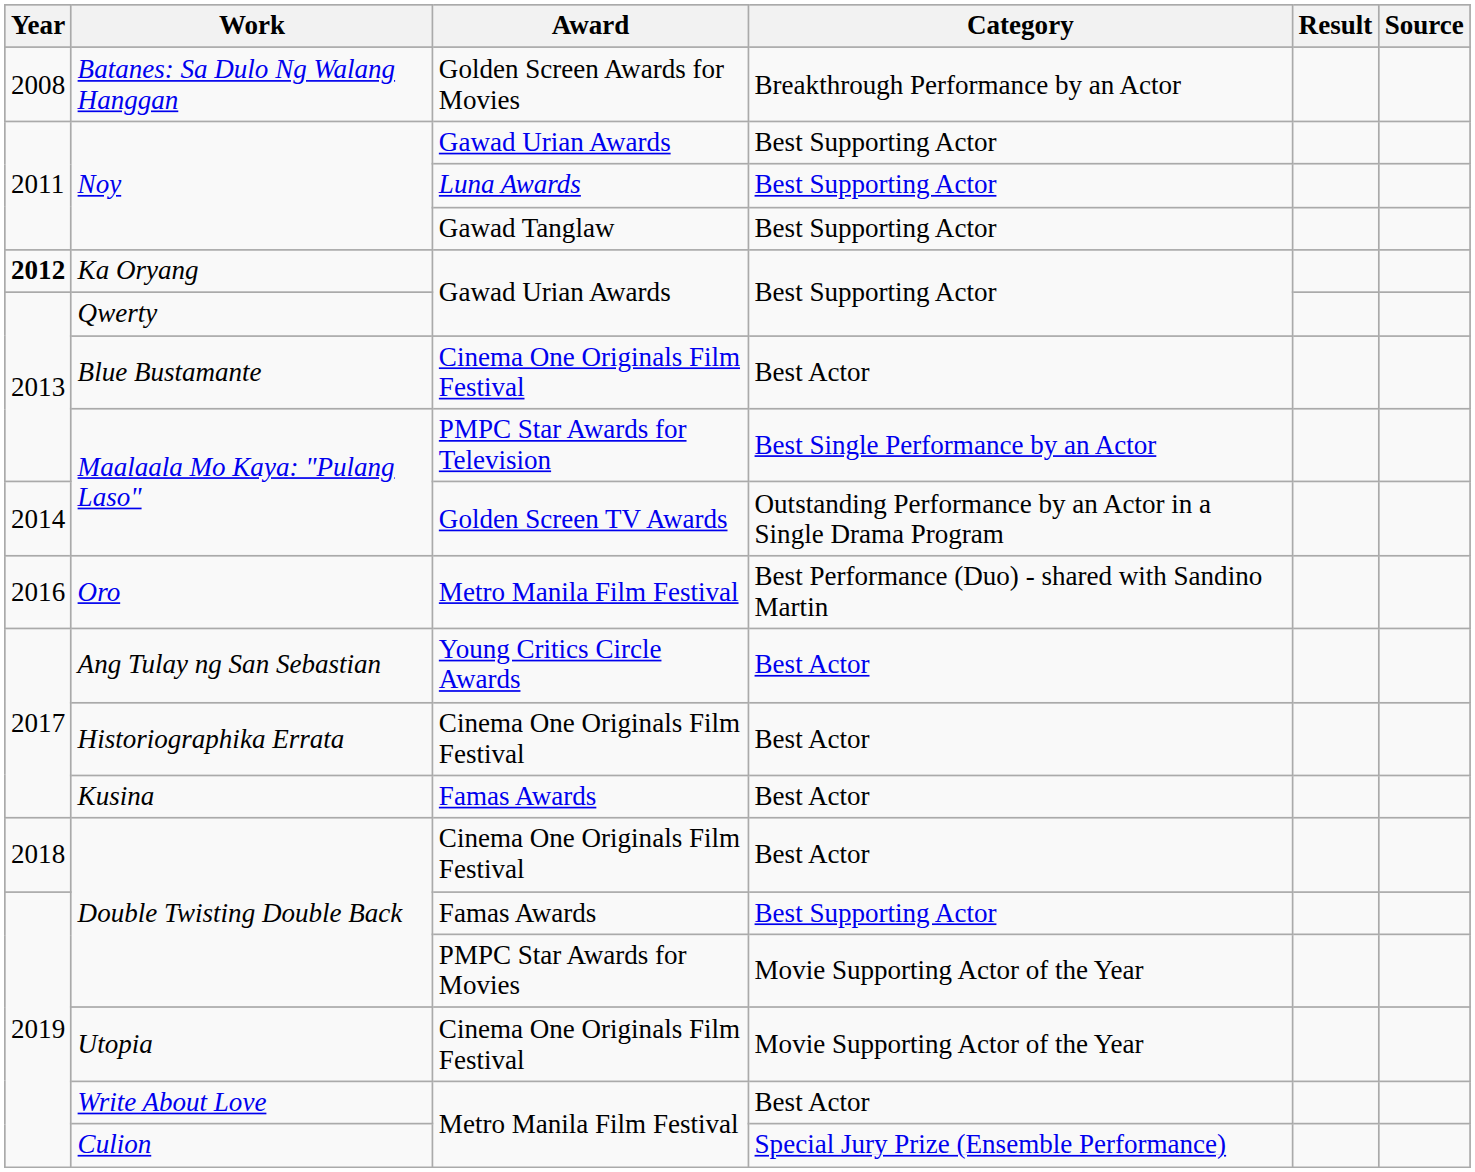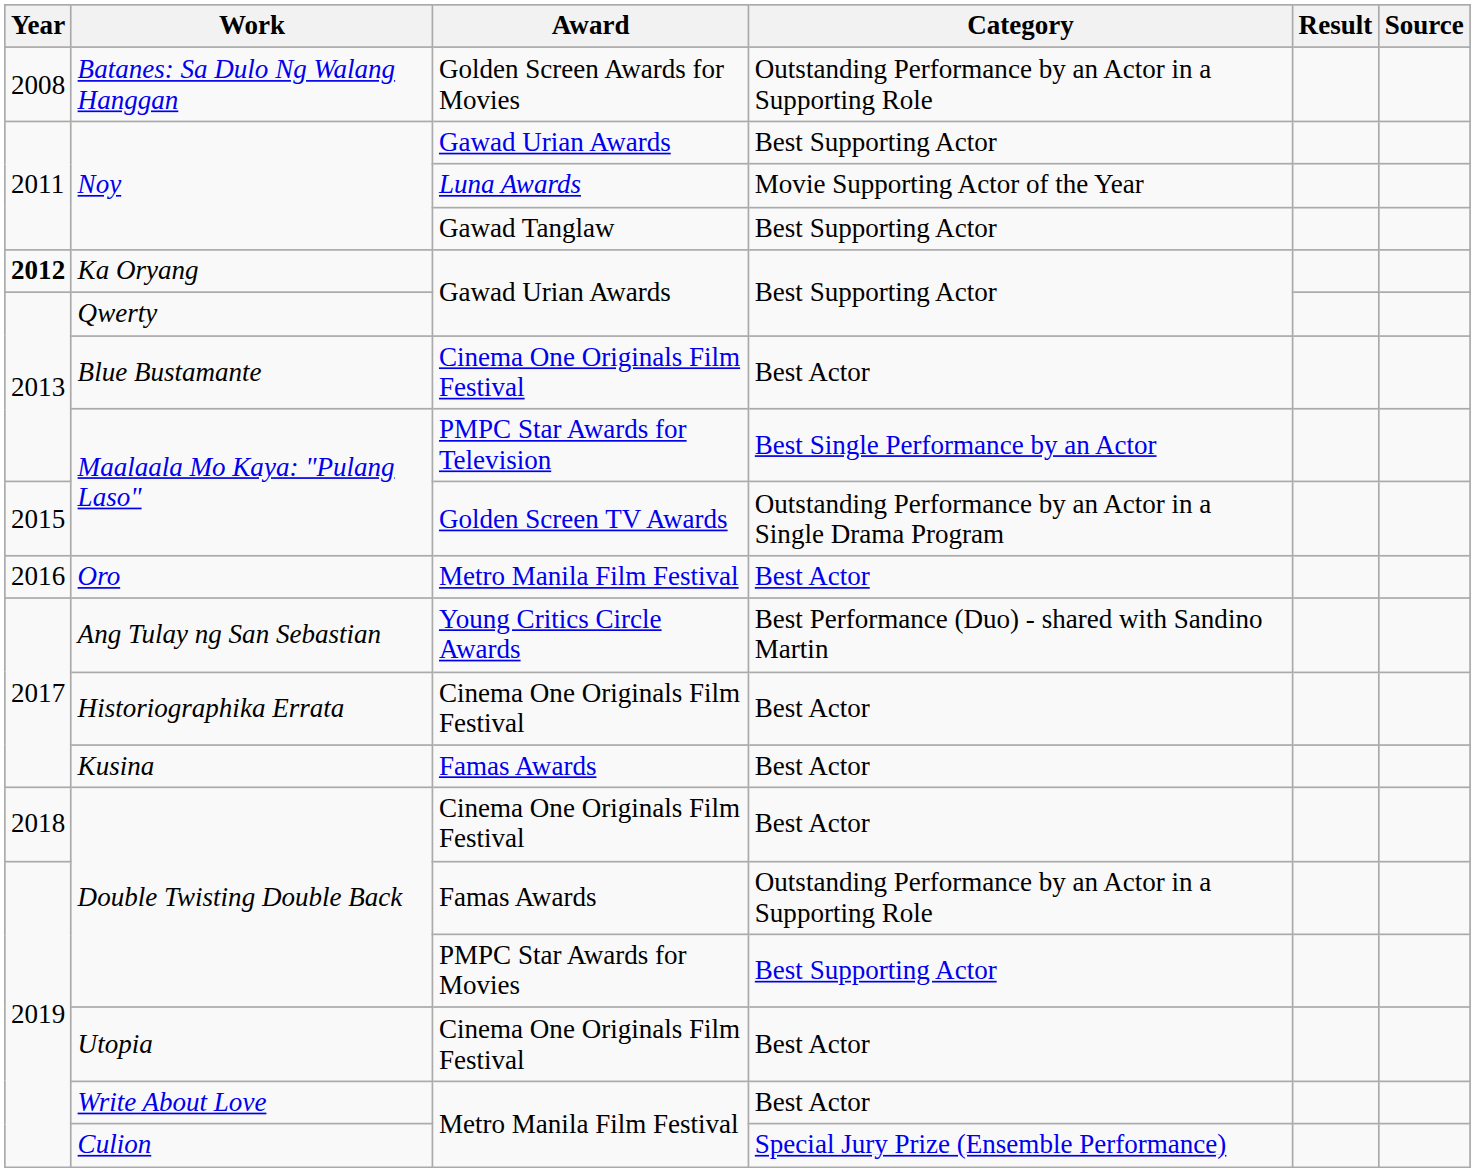(968, 84) Breakthrough Performance by an Actor -> (983, 84) Outstanding Performance by an Actor in a Supporting Role
(875, 185) Best Supporting Actor -> (949, 185) Movie Supporting Actor of the Year
(38, 518) 2014 -> (38, 518) 2015
(1008, 591) Best Performance (Duo) - shared with Sandino Martin -> (812, 576) Best Actor
(812, 664) Best Actor -> (1009, 634) Best Performance (Duo) - shared with Sandino Martin
(875, 912) Best Supporting Actor -> (983, 897) Outstanding Performance by an Actor in a Supporting Role
(949, 970) Movie Supporting Actor of the Year -> (876, 970) Best Supporting Actor
(949, 1043) Movie Supporting Actor of the Year -> (812, 1043) Best Actor
